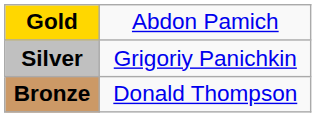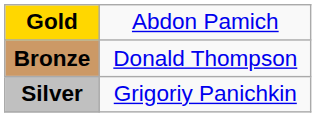rows swapped: (52, 58) <-> (52, 93)
